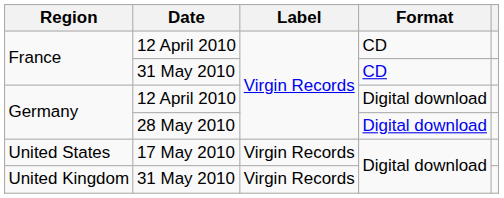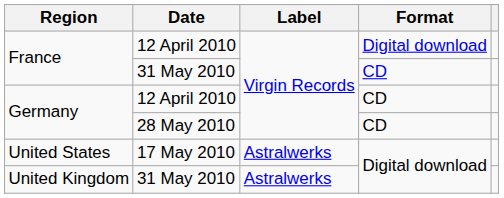(375, 44) CD -> (425, 44) Digital download
(425, 98) Digital download -> (375, 98) CD
(425, 125) Digital download -> (375, 125) CD
(299, 152) Virgin Records -> (288, 152) Astralwerks
(299, 179) Virgin Records -> (288, 179) Astralwerks
